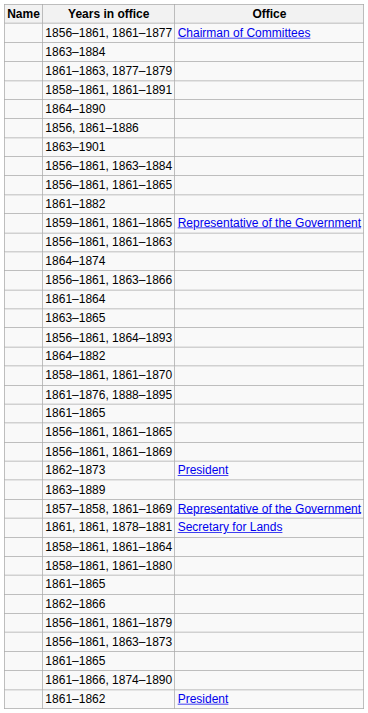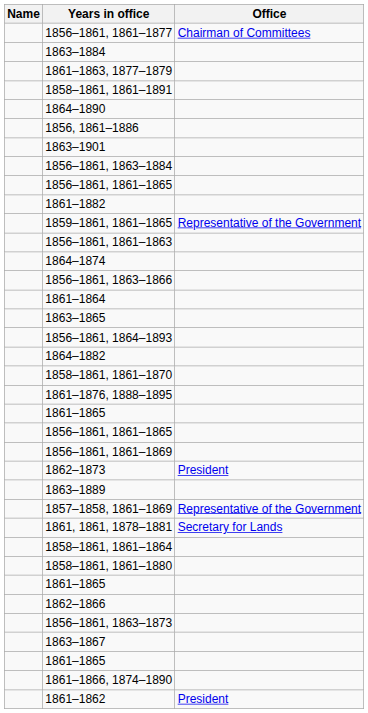- row: (109, 623)
+ row: (75, 642)
